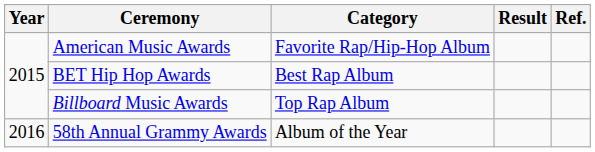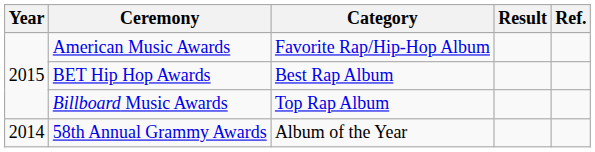(27, 132) 2016 -> (27, 132) 2014
